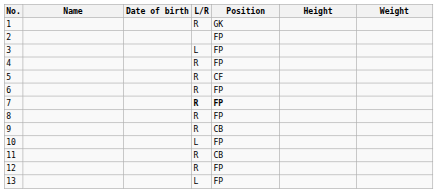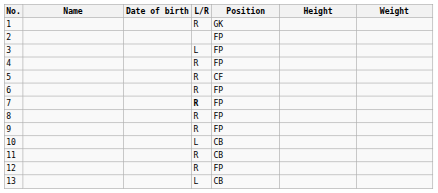(218, 103) bold -> (218, 103) normal
(218, 129) CB -> (218, 129) FP
(218, 142) FP -> (218, 142) CB
(218, 182) FP -> (218, 182) CB
